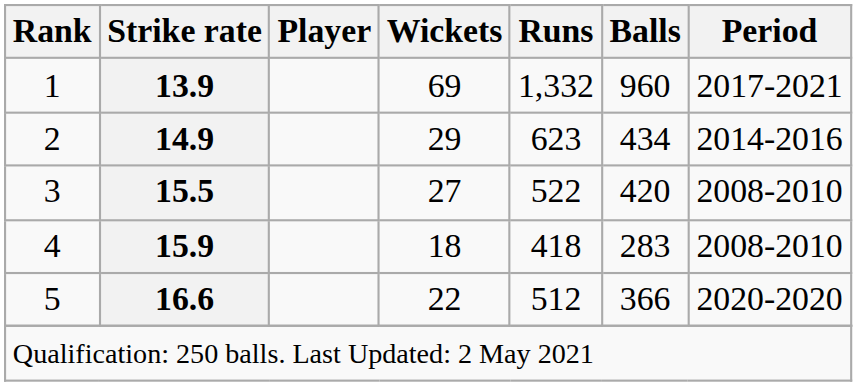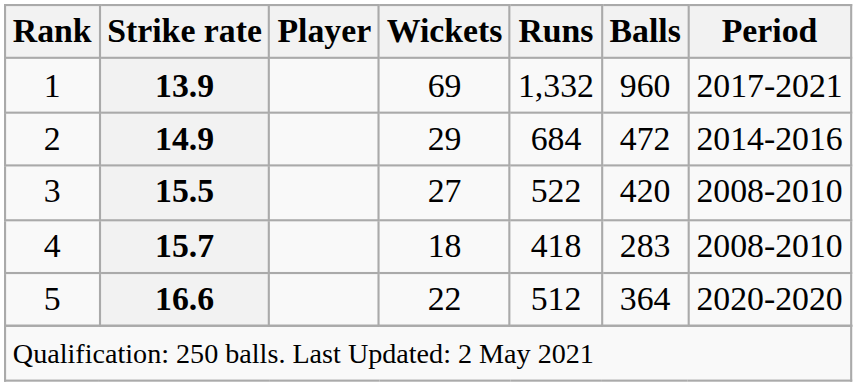(556, 138) 623 -> (556, 138) 684
(645, 138) 434 -> (645, 138) 472
(185, 245) 15.9 -> (185, 245) 15.7
(645, 298) 366 -> (645, 298) 364
